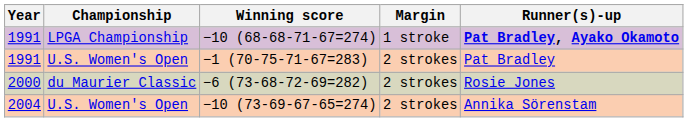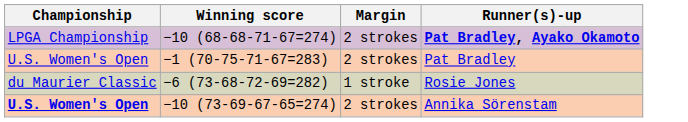- column: (24, 16)
(416, 38) 1 stroke -> (381, 38) 2 strokes
(420, 83) 2 strokes -> (377, 83) 1 stroke
(118, 106) normal -> (78, 106) bold
